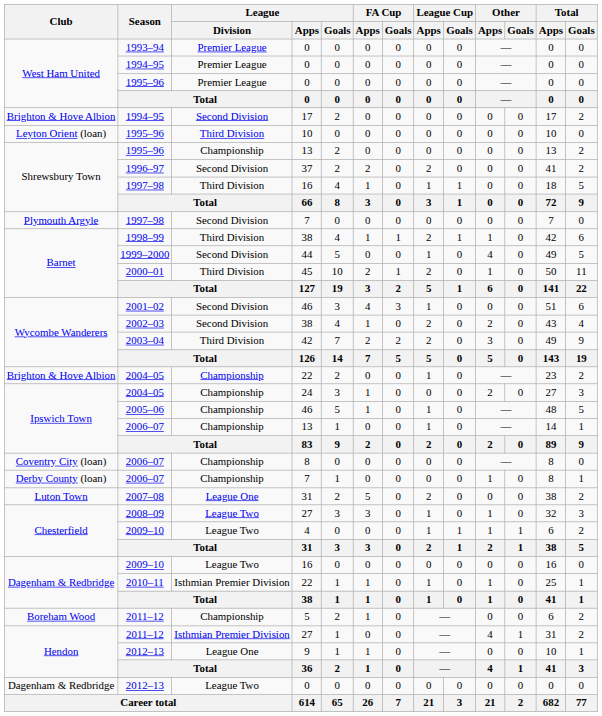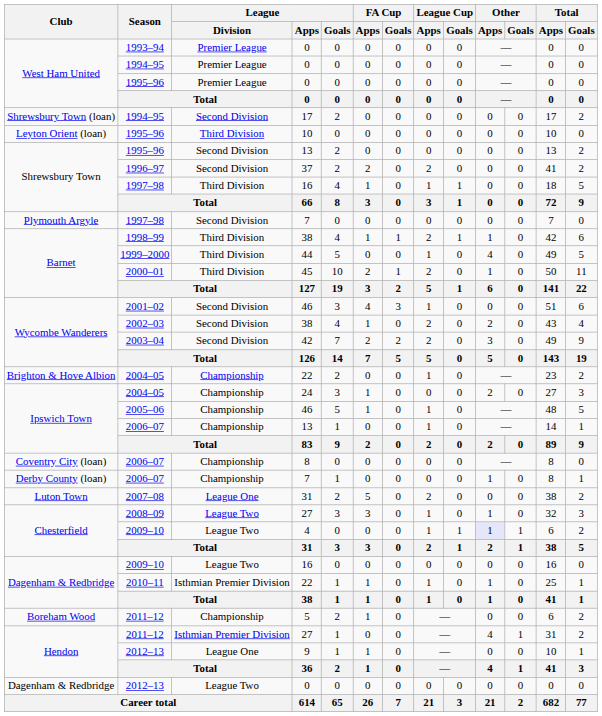(61, 116) Brighton & Hove Albion -> (61, 116) Shrewsbury Town (loan)
(232, 151) Championship -> (232, 151) Second Division
(232, 254) Second Division -> (232, 254) Third Division
(232, 340) Third Division -> (232, 340) Second Division
(490, 530) no background -> (490, 530) lavender background
